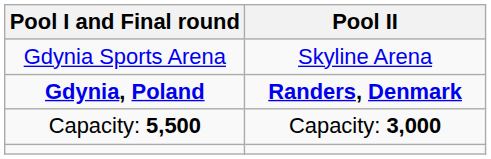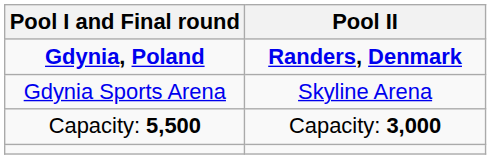rows swapped: (125, 91) <-> (125, 56)
